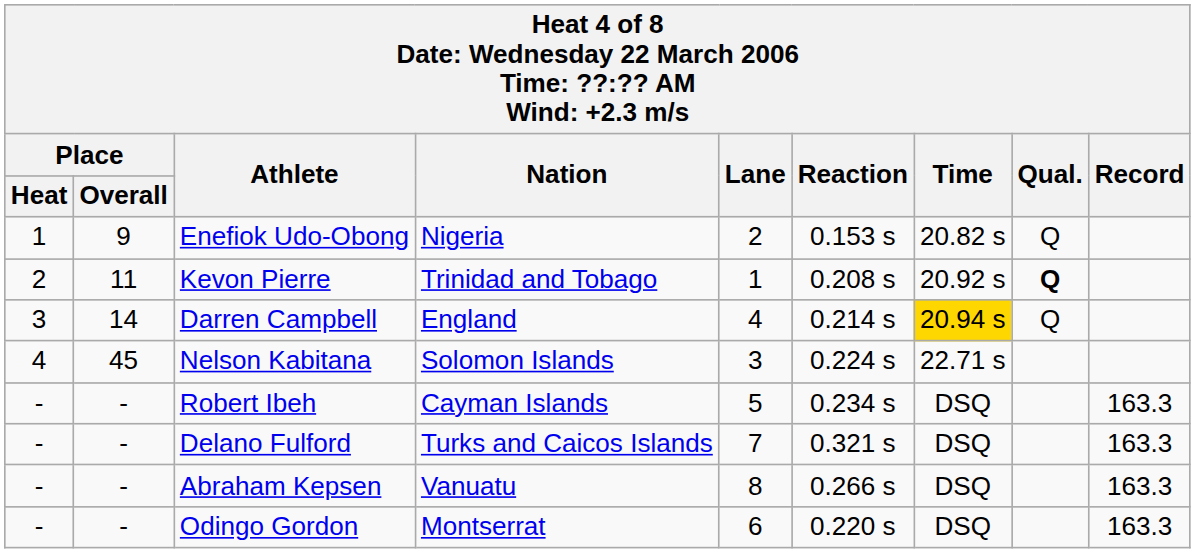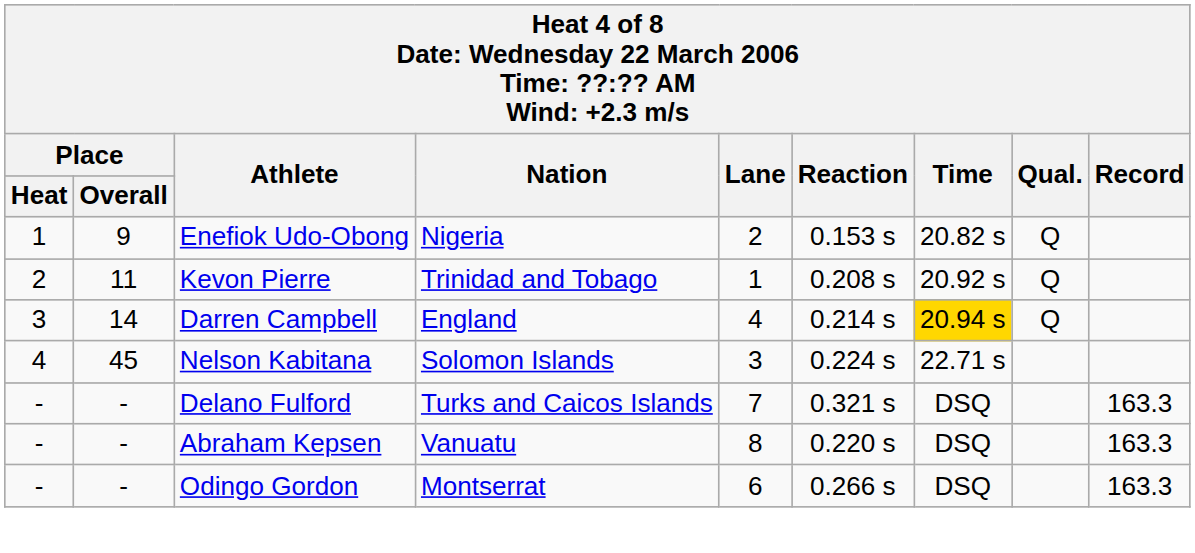(1050, 278) bold -> (1050, 278) normal
- row: (248, 402)
(853, 485) 0.266 s -> (853, 444) 0.220 s
(853, 526) 0.220 s -> (853, 485) 0.266 s
